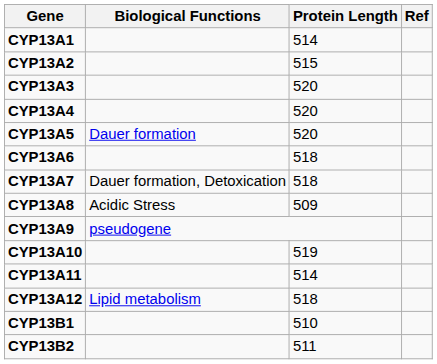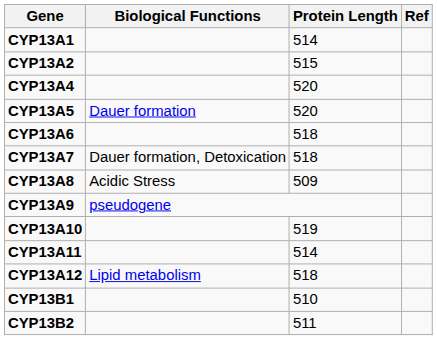- row: (41, 87)
